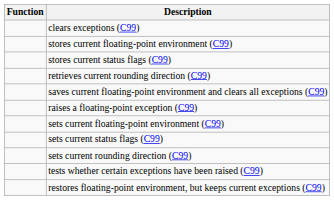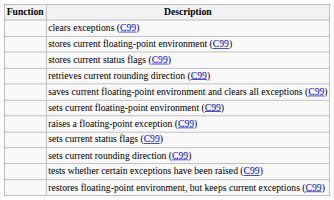rows swapped: (123, 107) <-> (136, 123)
